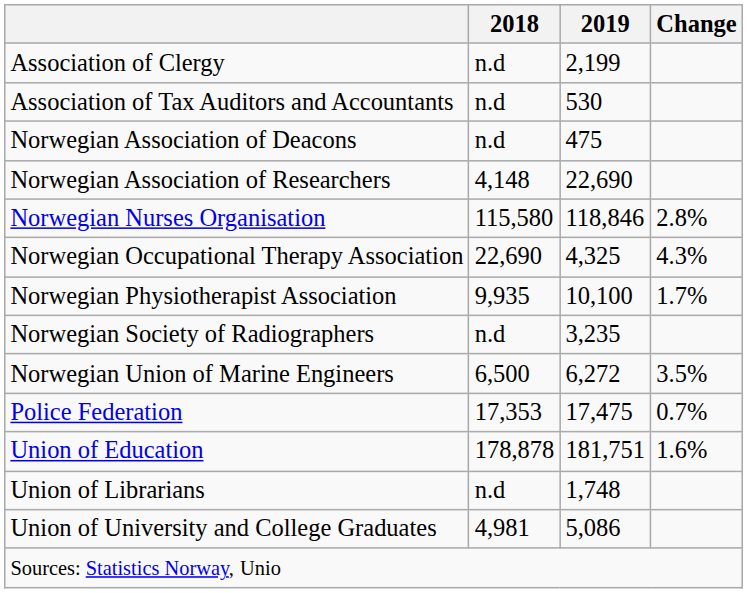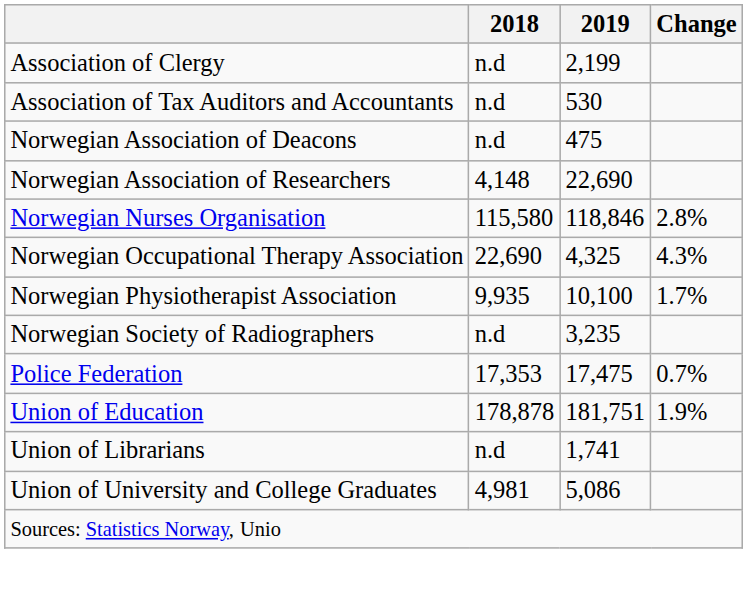- row: (202, 373)
(682, 450) 1.6% -> (682, 412) 1.9%
(593, 489) 1,748 -> (593, 450) 1,741
